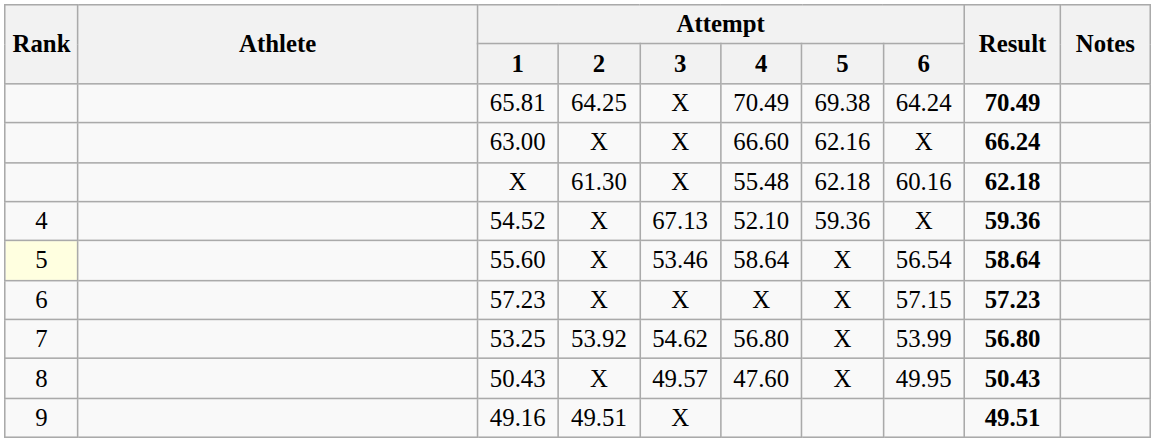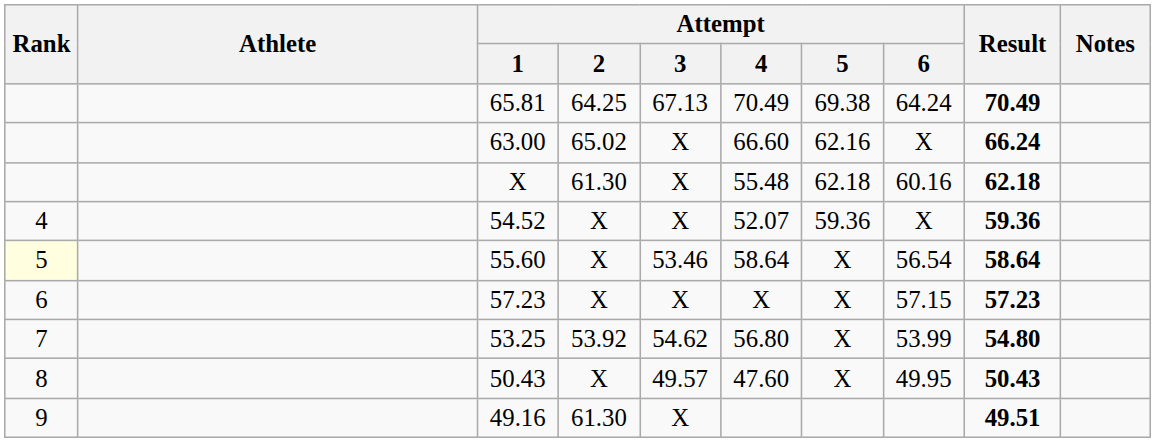(680, 102) X -> (680, 102) 67.13
(599, 142) X -> (599, 142) 65.02
(680, 220) 67.13 -> (680, 220) X
(761, 220) 52.10 -> (761, 220) 52.07
(1013, 338) 56.80 -> (1013, 338) 54.80
(599, 417) 49.51 -> (599, 417) 61.30
